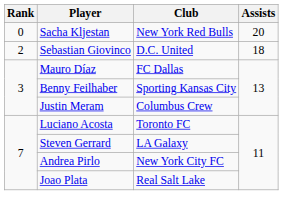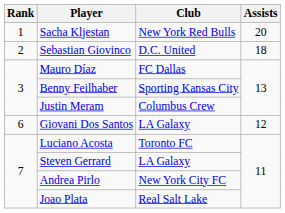(21, 32) 0 -> (21, 32) 1
+ row: (86, 124)
